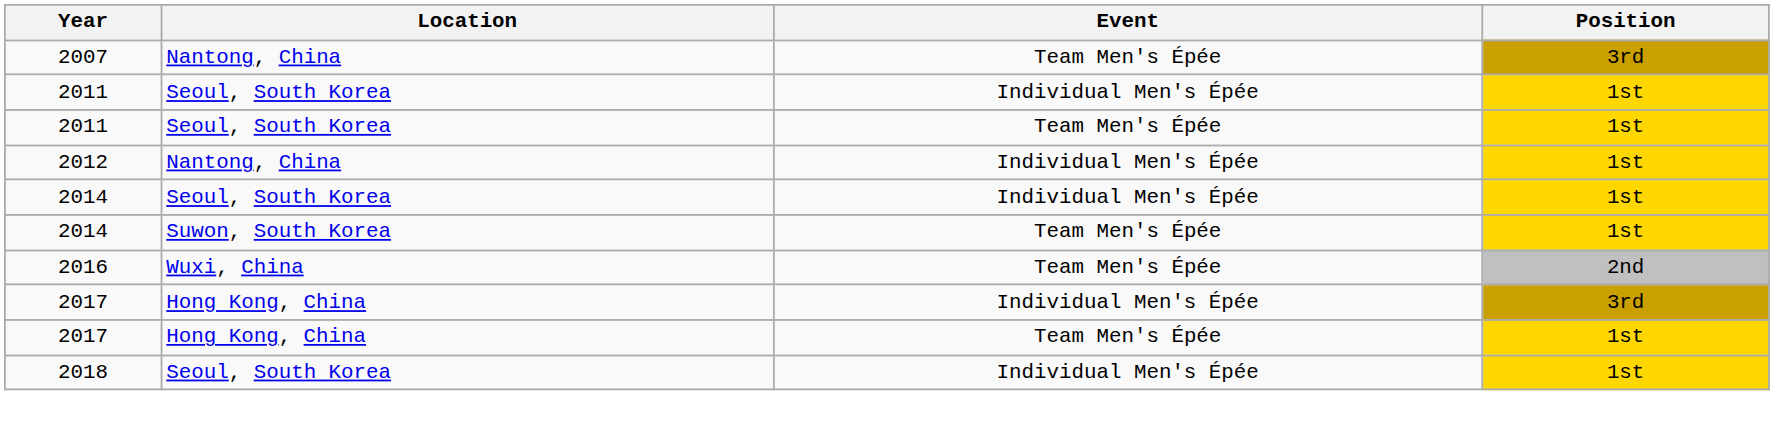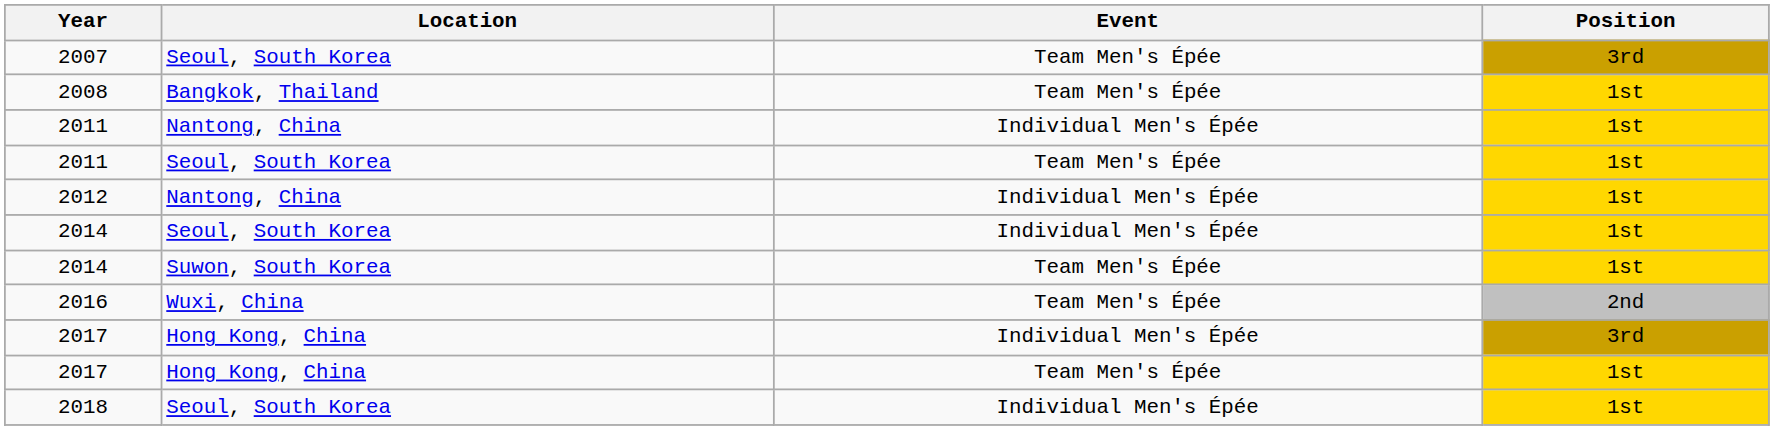(254, 57) Nantong, China -> (279, 57) Seoul, South Korea
+ row: (83, 92)
(279, 92) Seoul, South Korea -> (254, 127) Nantong, China
